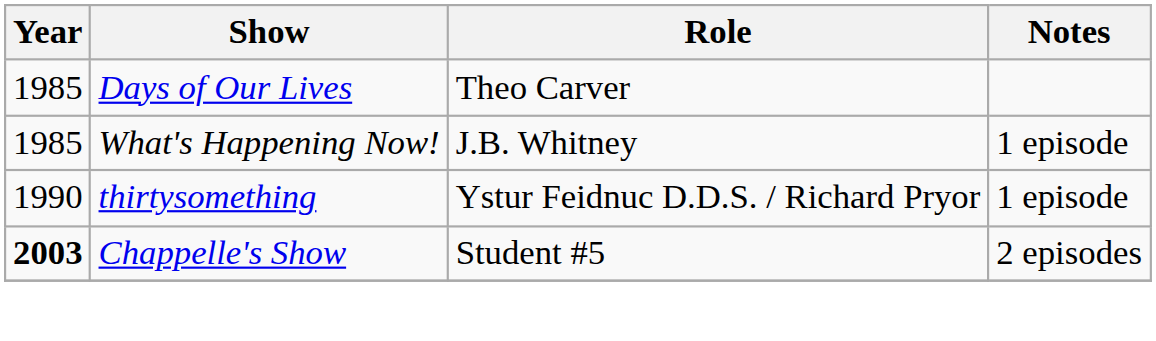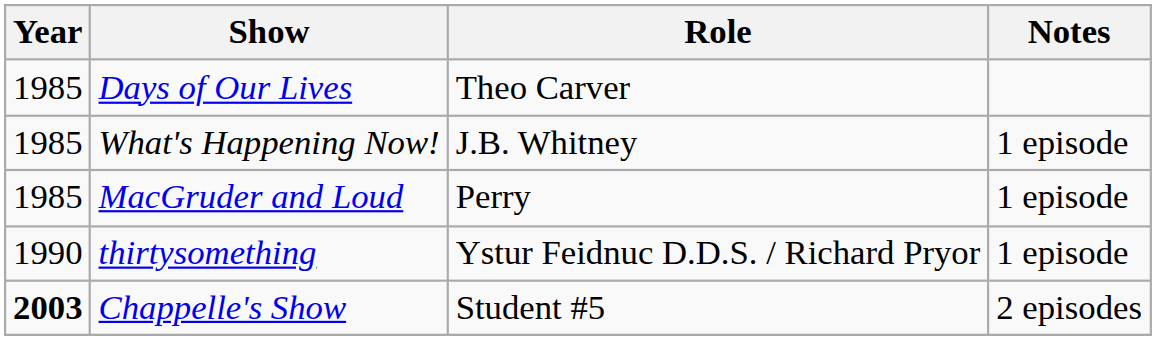+ row: (251, 197)
